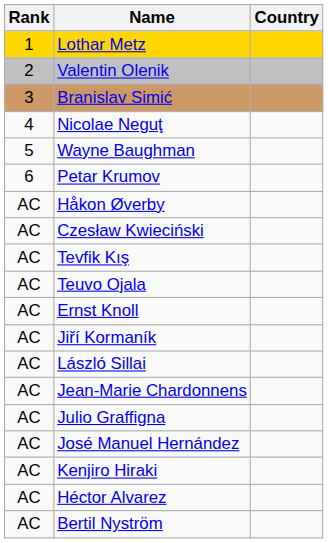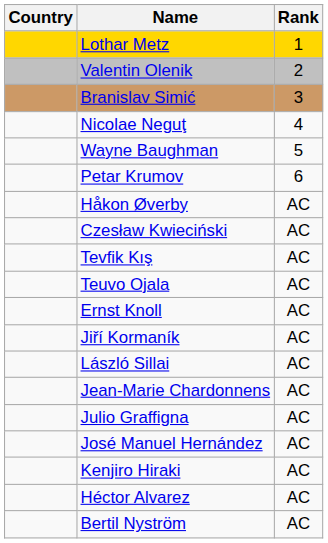columns swapped: (29, 17) <-> (287, 17)
